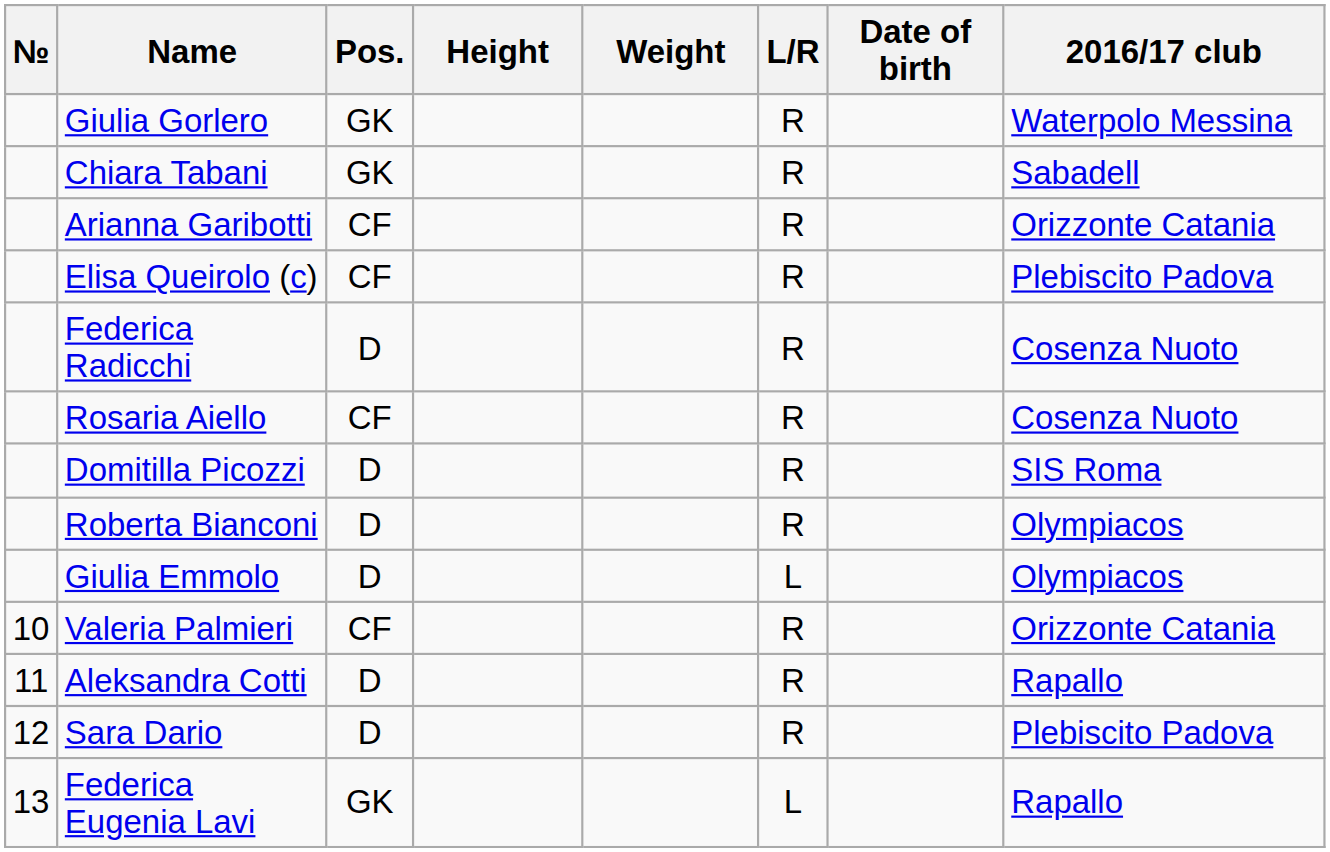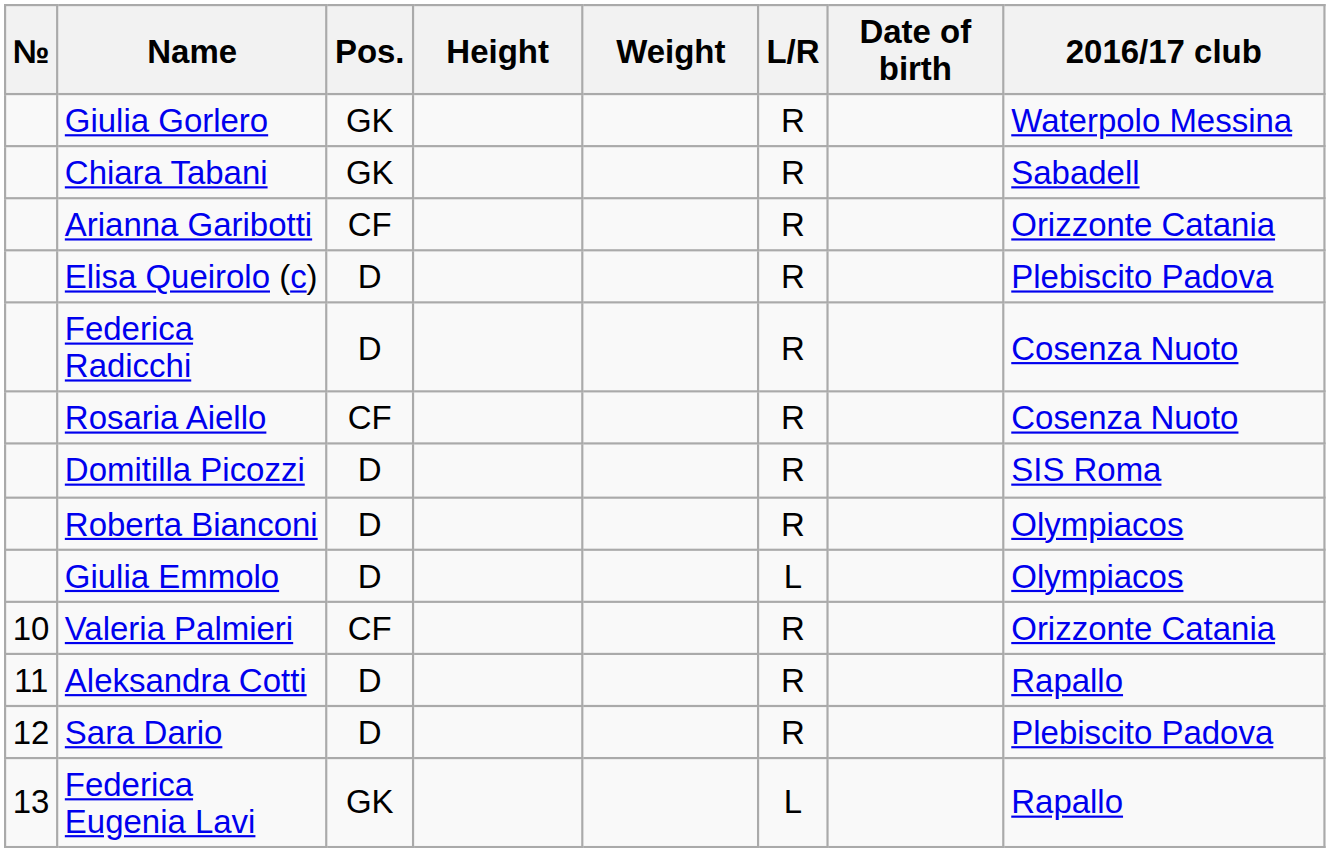(370, 277) CF -> (370, 277) D
